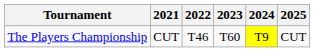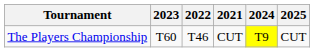columns swapped: (166, 15) <-> (230, 15)
